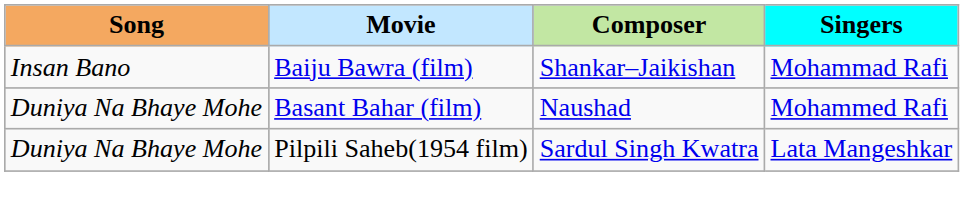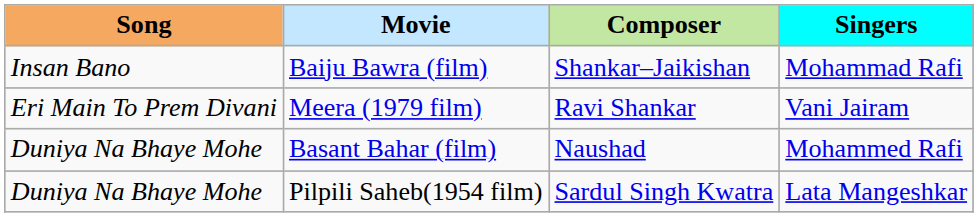+ row: (385, 107)
